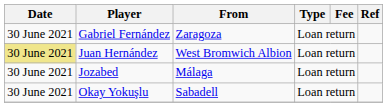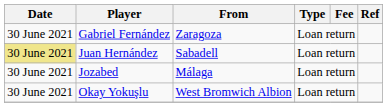(234, 53) West Bromwich Albion -> (197, 53) Sabadell
(197, 92) Sabadell -> (234, 92) West Bromwich Albion
